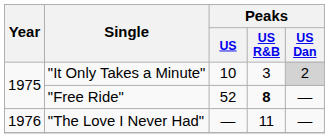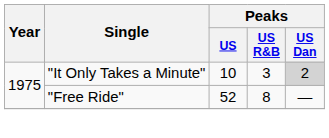(266, 97) bold -> (266, 97) normal
- row: (126, 120)
